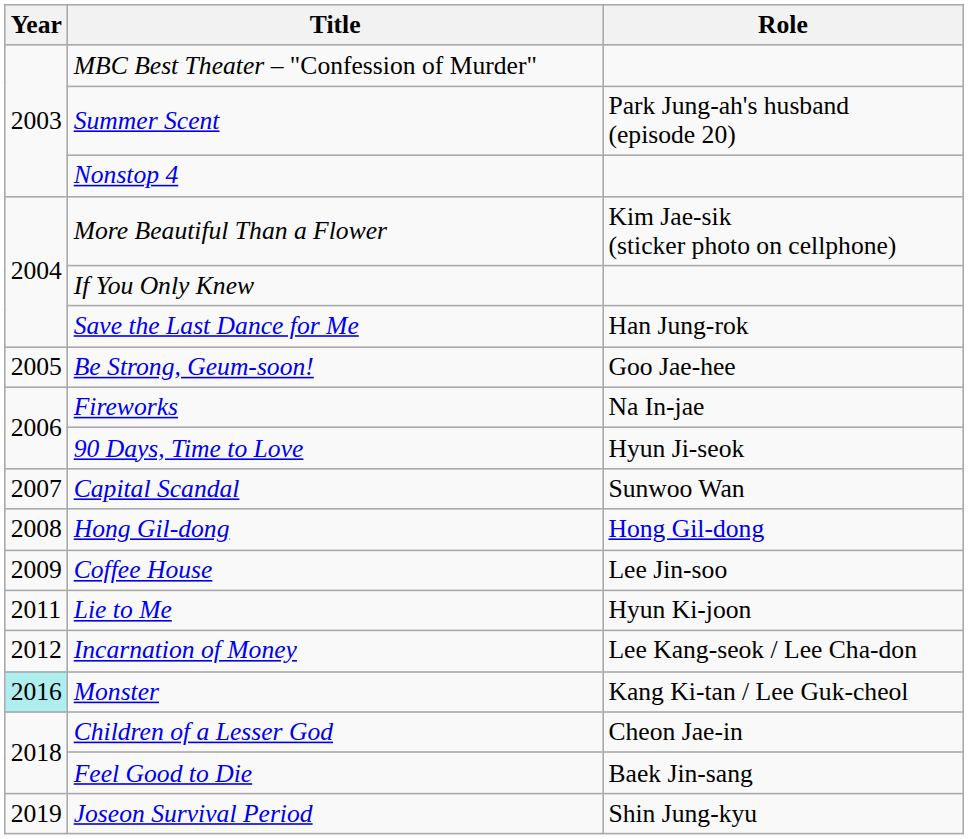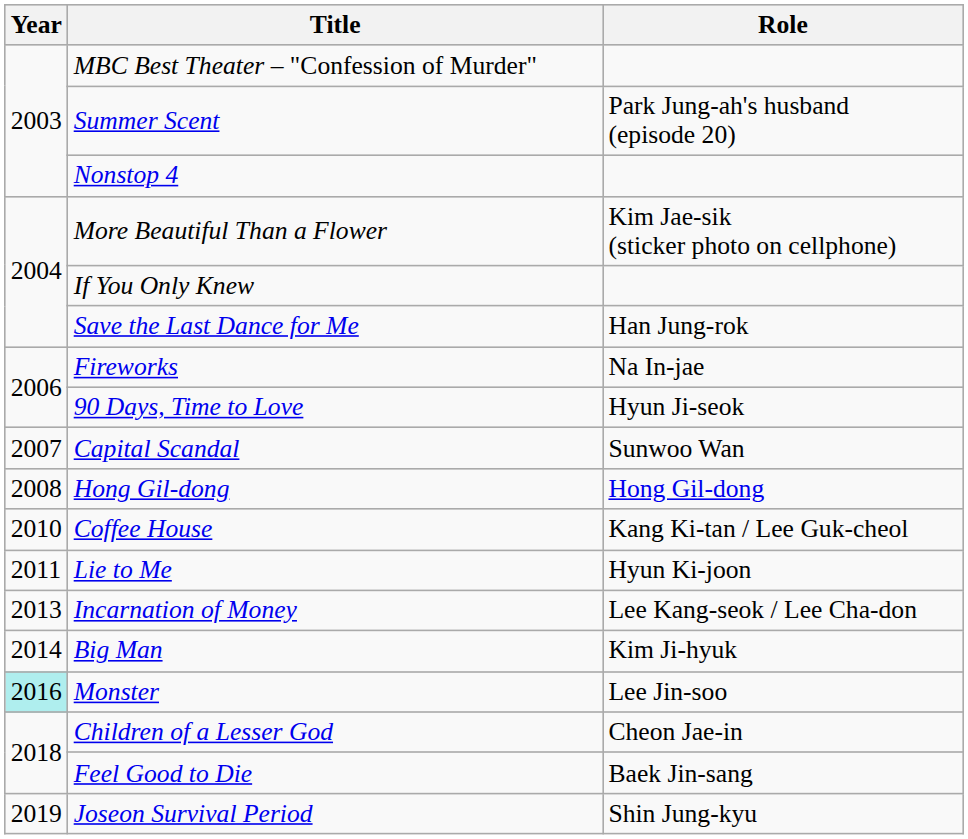- row: (194, 366)
(36, 569) 2009 -> (36, 529) 2010
(668, 569) Lee Jin-soo -> (758, 529) Kang Ki-tan / Lee Guk-cheol
(36, 650) 2012 -> (36, 610) 2013
+ row: (118, 650)
(758, 691) Kang Ki-tan / Lee Guk-cheol -> (668, 691) Lee Jin-soo
